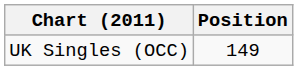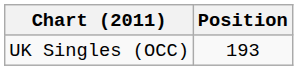(243, 50) 149 -> (243, 50) 193
